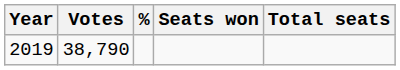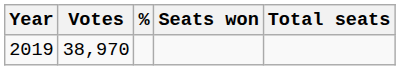(96, 50) 38,790 -> (96, 50) 38,970
